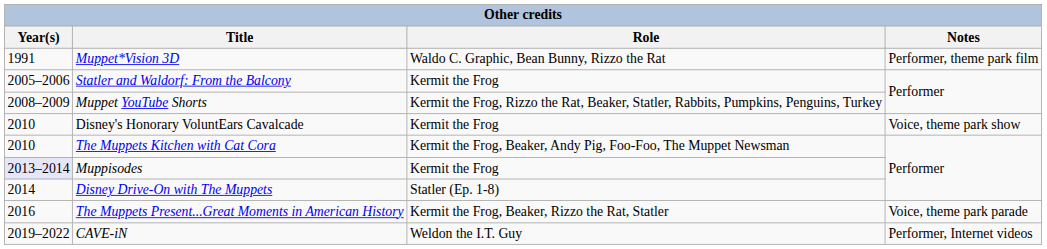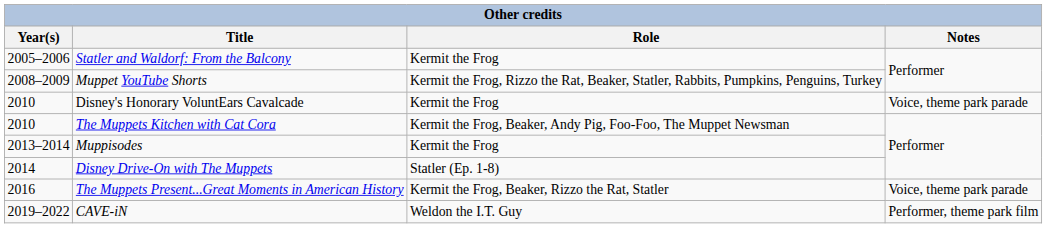- row: (128, 59)
(954, 124) Voice, theme park show -> (958, 102) Voice, theme park parade
(39, 168) lavender background -> (39, 146) no background
(961, 233) Performer, Internet videos -> (963, 211) Performer, theme park film
